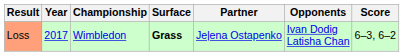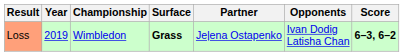(56, 36) 2017 -> (56, 36) 2019
(375, 36) normal -> (375, 36) bold
